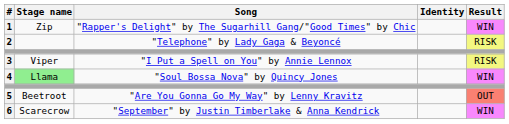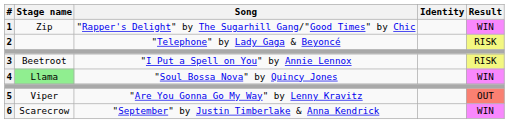(44, 61) Viper -> (44, 61) Beetroot
(44, 96) Beetroot -> (44, 96) Viper
